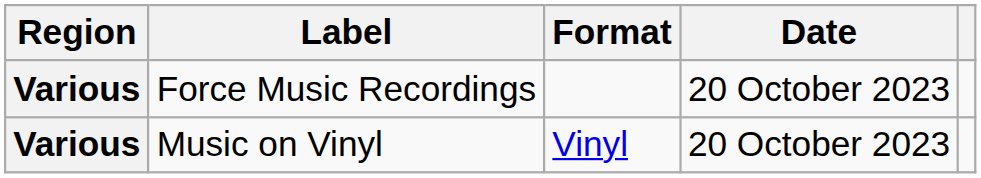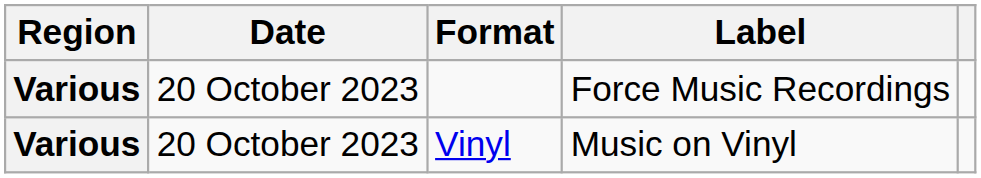columns swapped: (819, 32) <-> (346, 32)
